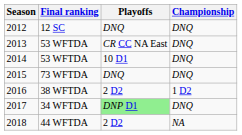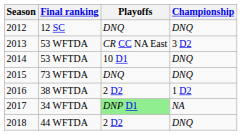(182, 43) DNQ -> (182, 43) 3 D2
(182, 106) DNQ -> (178, 106) NA
(178, 122) NA -> (182, 122) DNQ
